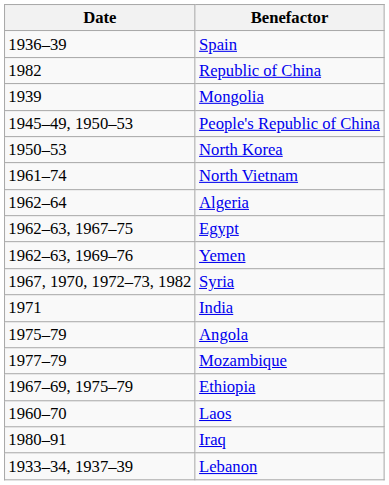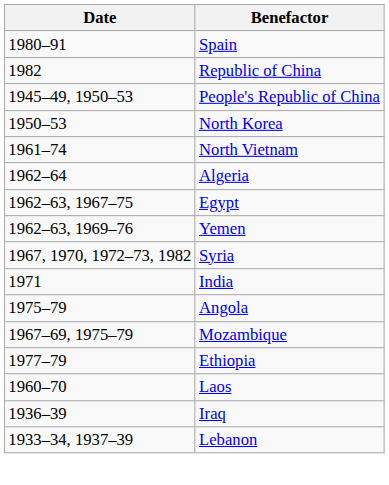(37, 44) 1936–39 -> (37, 44) 1980–91
- row: (231, 96)
(37, 360) 1977–79 -> (71, 334) 1967–69, 1975–79
(71, 387) 1967–69, 1975–79 -> (37, 360) 1977–79
(37, 439) 1980–91 -> (37, 413) 1936–39
